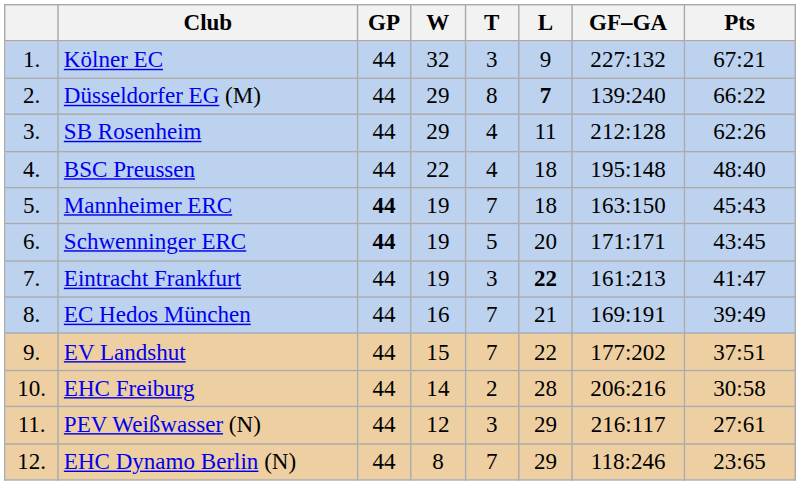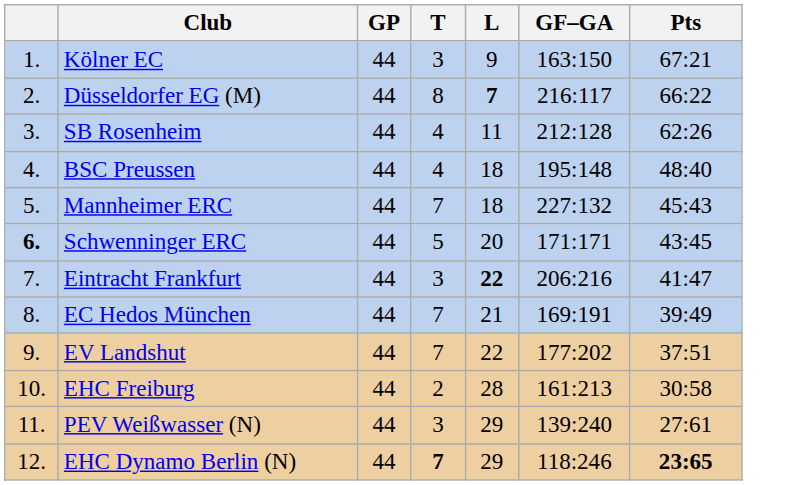- column: (438, 22)
(628, 59) 227:132 -> (574, 59) 163:150
(628, 95) 139:240 -> (574, 95) 216:117
(384, 205) bold -> (384, 205) normal
(628, 205) 163:150 -> (574, 205) 227:132
(32, 242) normal -> (32, 242) bold
(384, 242) bold -> (384, 242) normal
(628, 278) 161:213 -> (574, 278) 206:216
(628, 388) 206:216 -> (574, 388) 161:213
(628, 424) 216:117 -> (574, 424) 139:240
(492, 461) normal -> (438, 461) bold
(740, 461) normal -> (686, 461) bold
